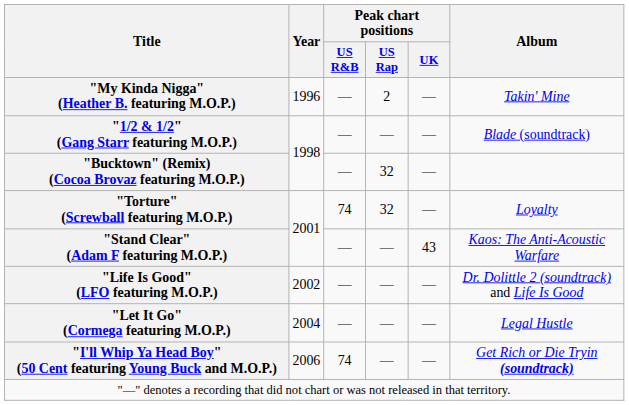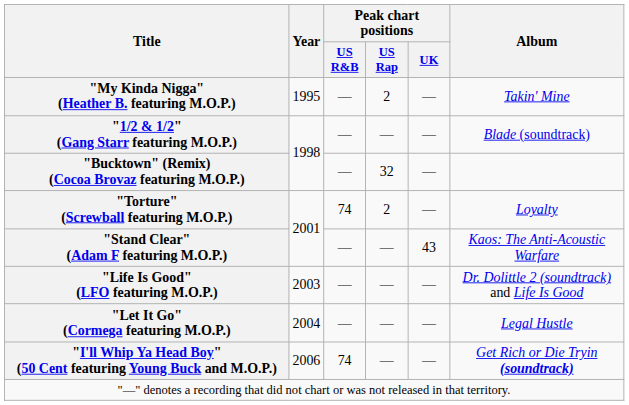(306, 96) 1996 -> (306, 96) 1995
(387, 209) 32 -> (387, 209) 2
(306, 285) 2002 -> (306, 285) 2003
